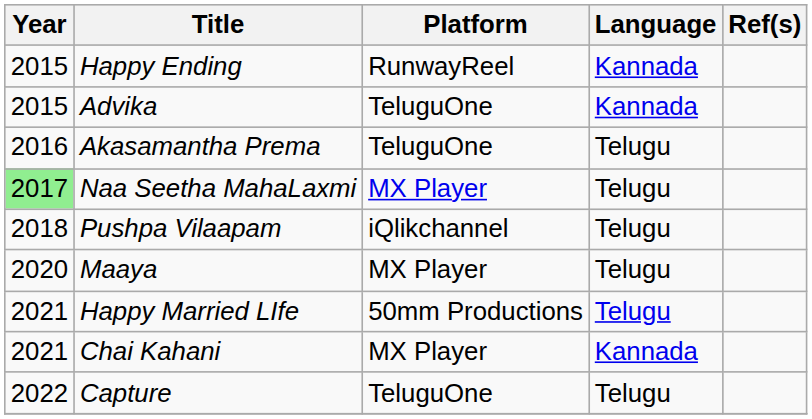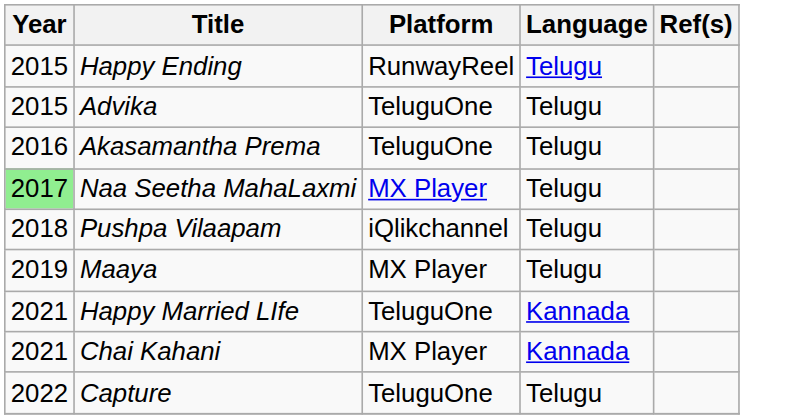(646, 65) Kannada -> (564, 65) Telugu
(646, 106) Kannada -> (564, 106) Telugu
(39, 270) 2020 -> (39, 270) 2019
(476, 310) 50mm Productions -> (430, 310) TeluguOne
(633, 310) Telugu -> (578, 310) Kannada
